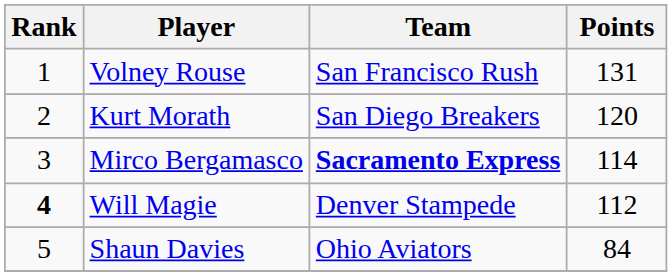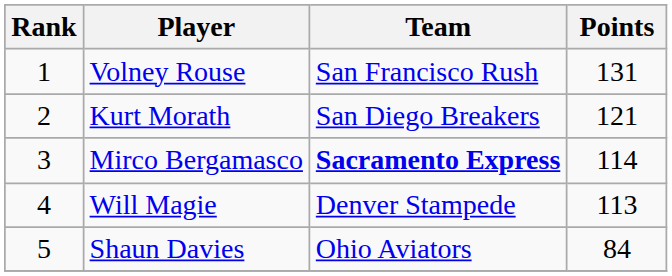(617, 115) 120 -> (617, 115) 121
(44, 204) bold -> (44, 204) normal
(617, 204) 112 -> (617, 204) 113
